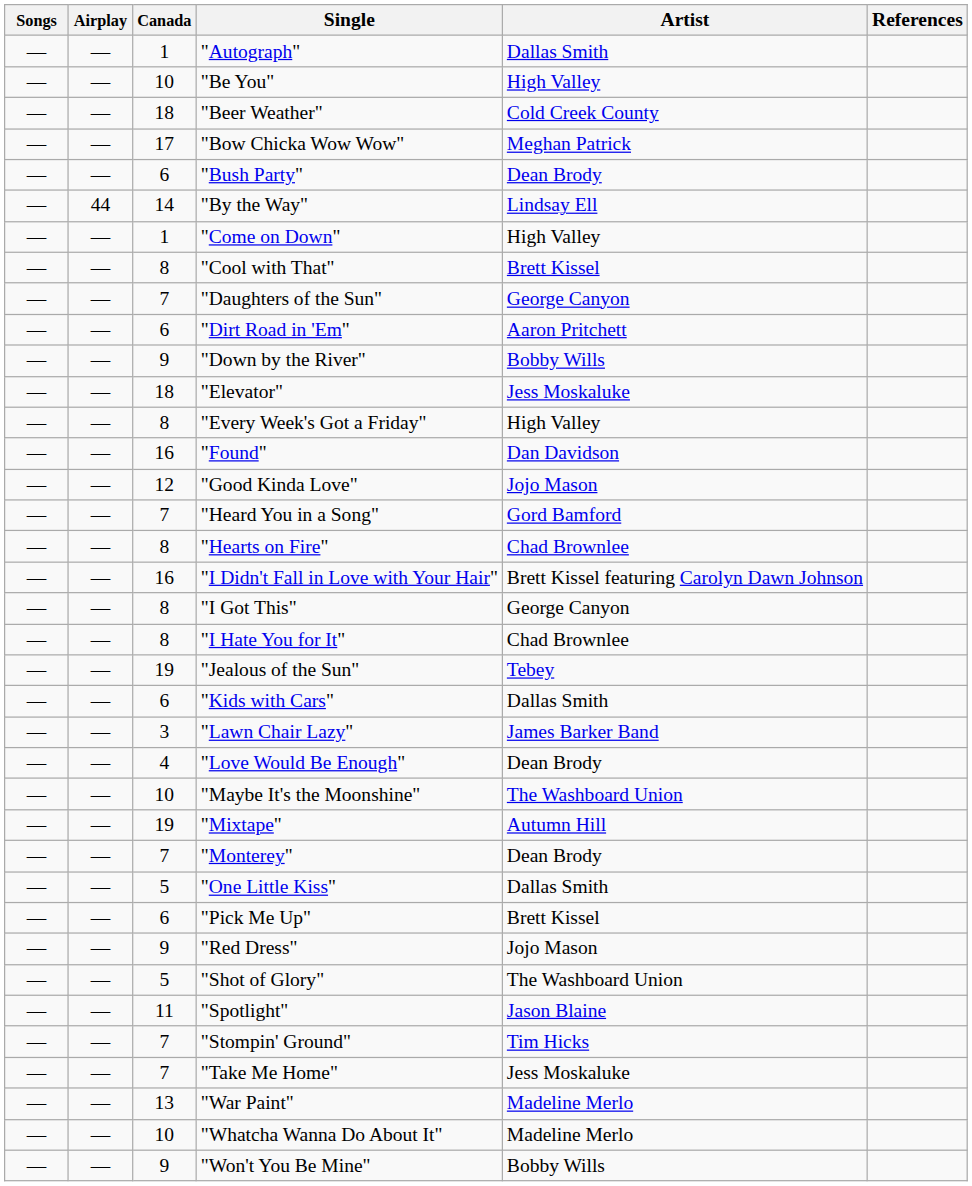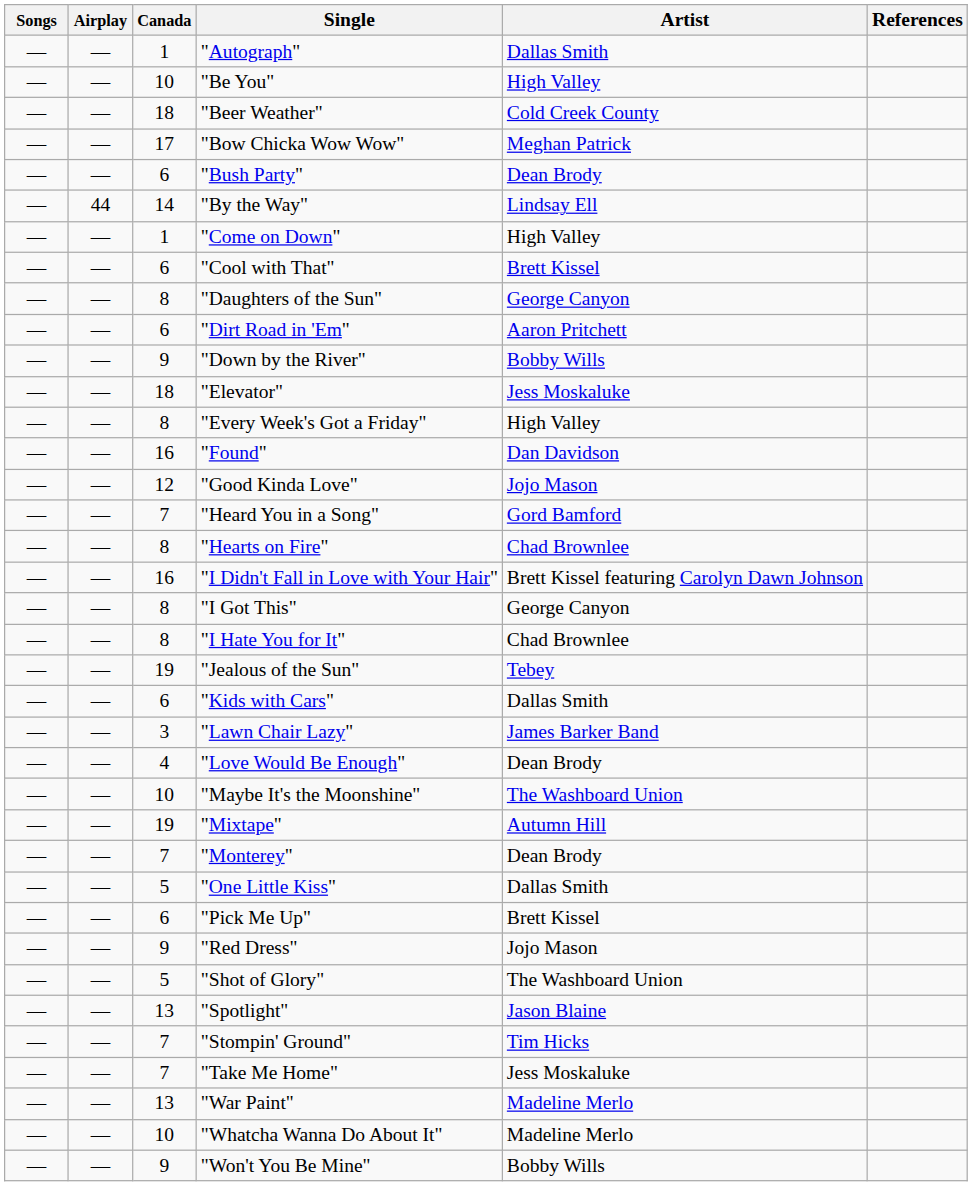(164, 267) 8 -> (164, 267) 6
(164, 298) 7 -> (164, 298) 8
(164, 1010) 11 -> (164, 1010) 13
